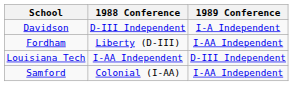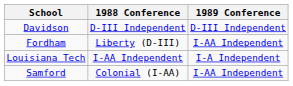(238, 27) I-A Independent -> (238, 27) D-III Independent
(238, 58) D-III Independent -> (238, 58) I-A Independent
